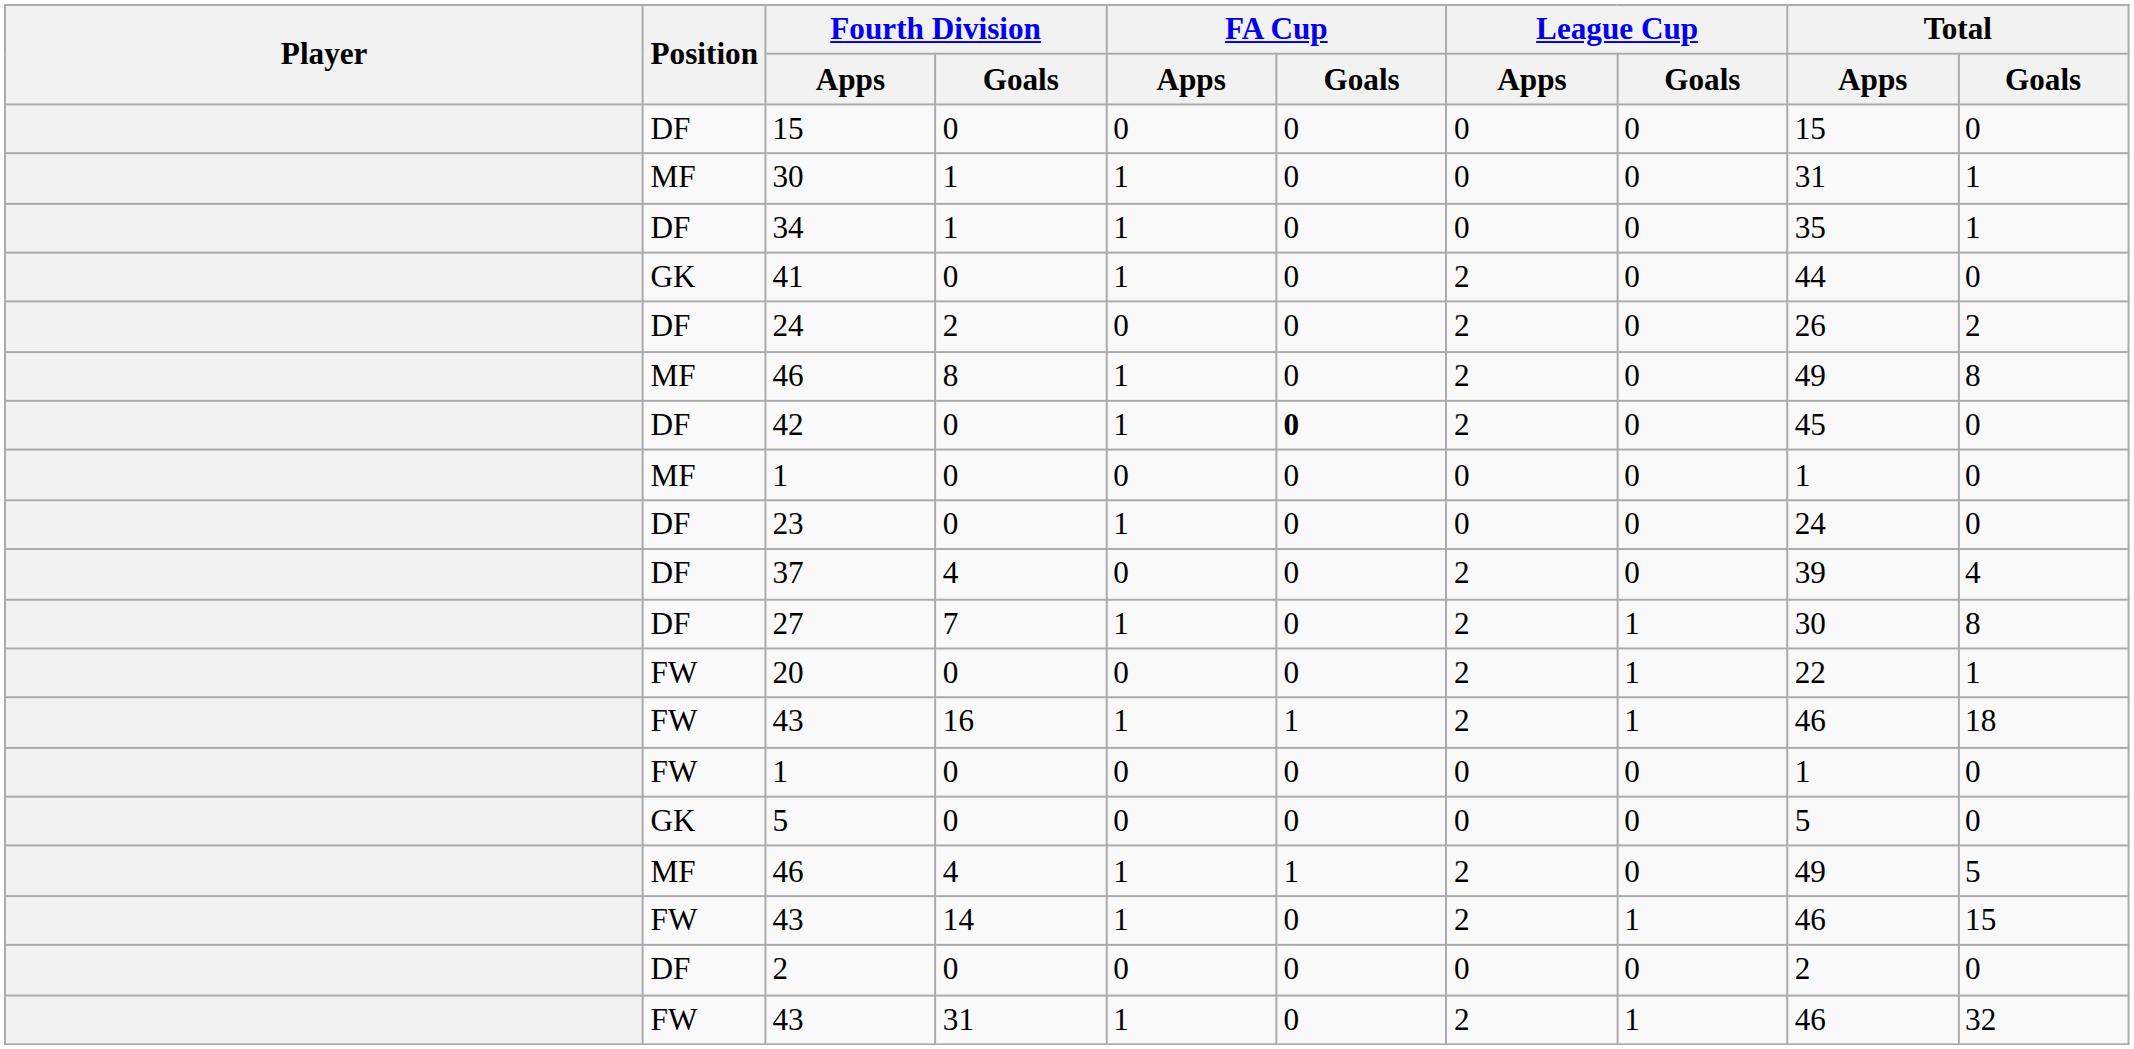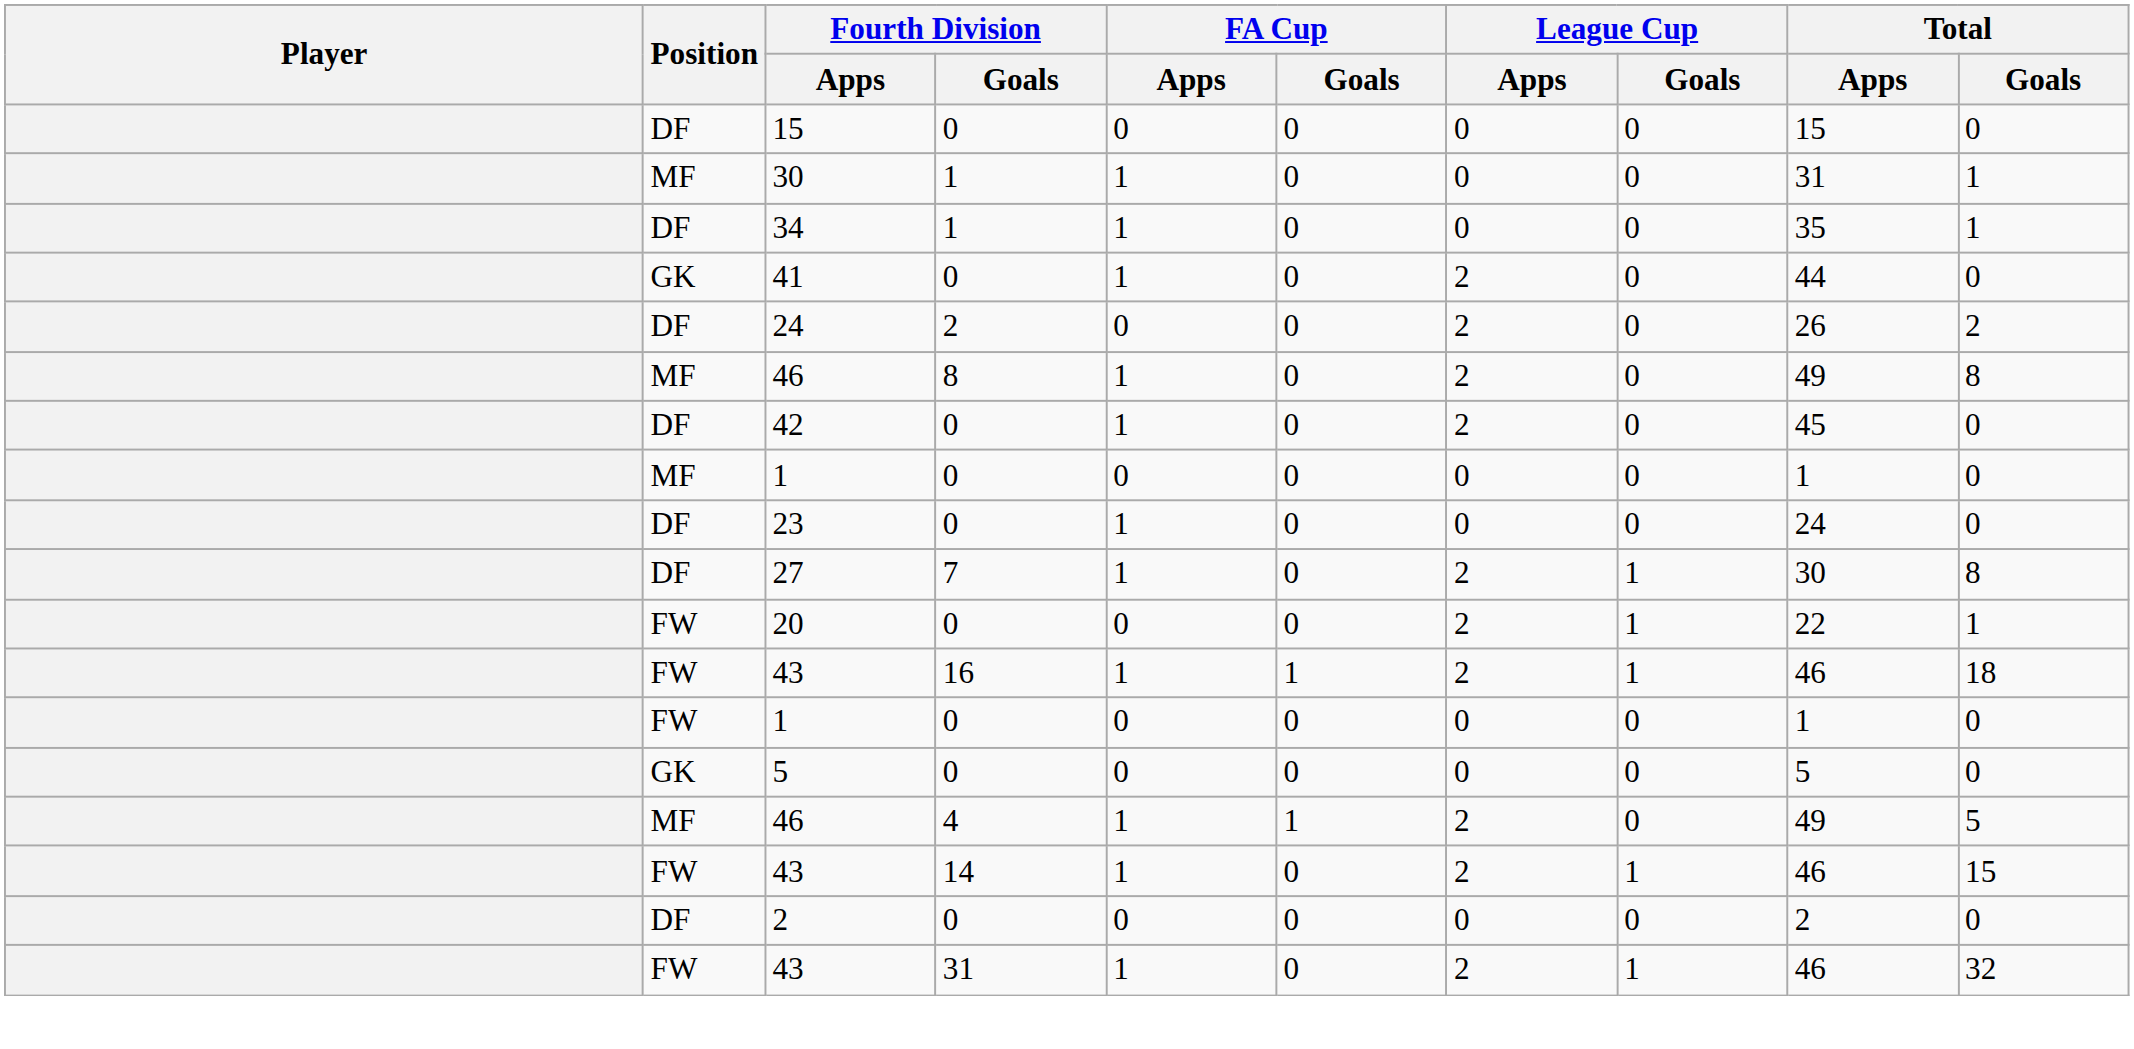(1291, 425) bold -> (1291, 425) normal
- row: (788, 573)
